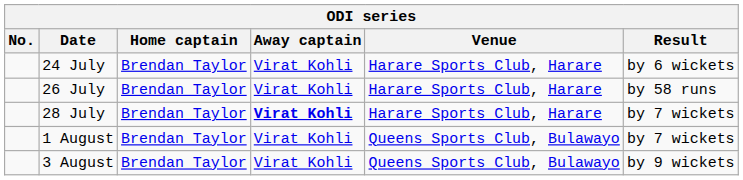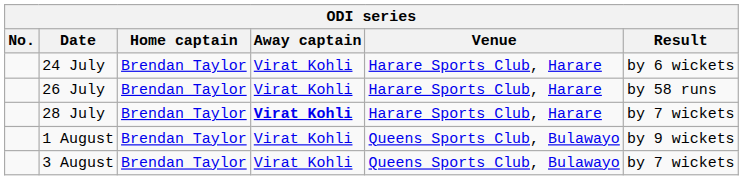(681, 139) by 7 wickets -> (681, 139) by 9 wickets
(681, 163) by 9 wickets -> (681, 163) by 7 wickets
